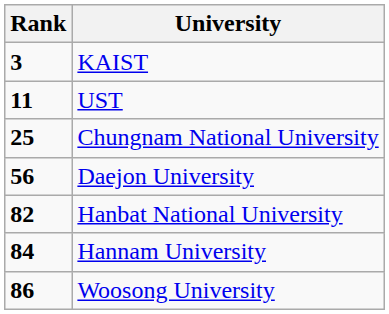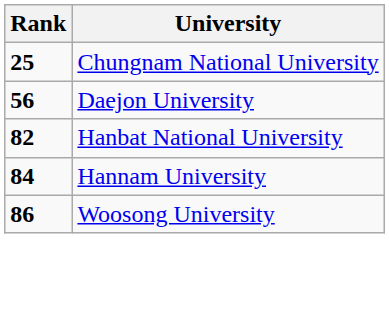- row: (113, 61)
- row: (100, 99)
